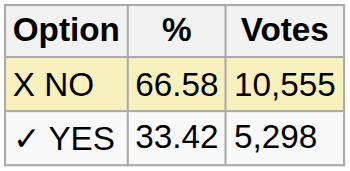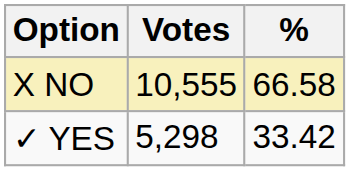columns swapped: (285, 30) <-> (177, 30)
